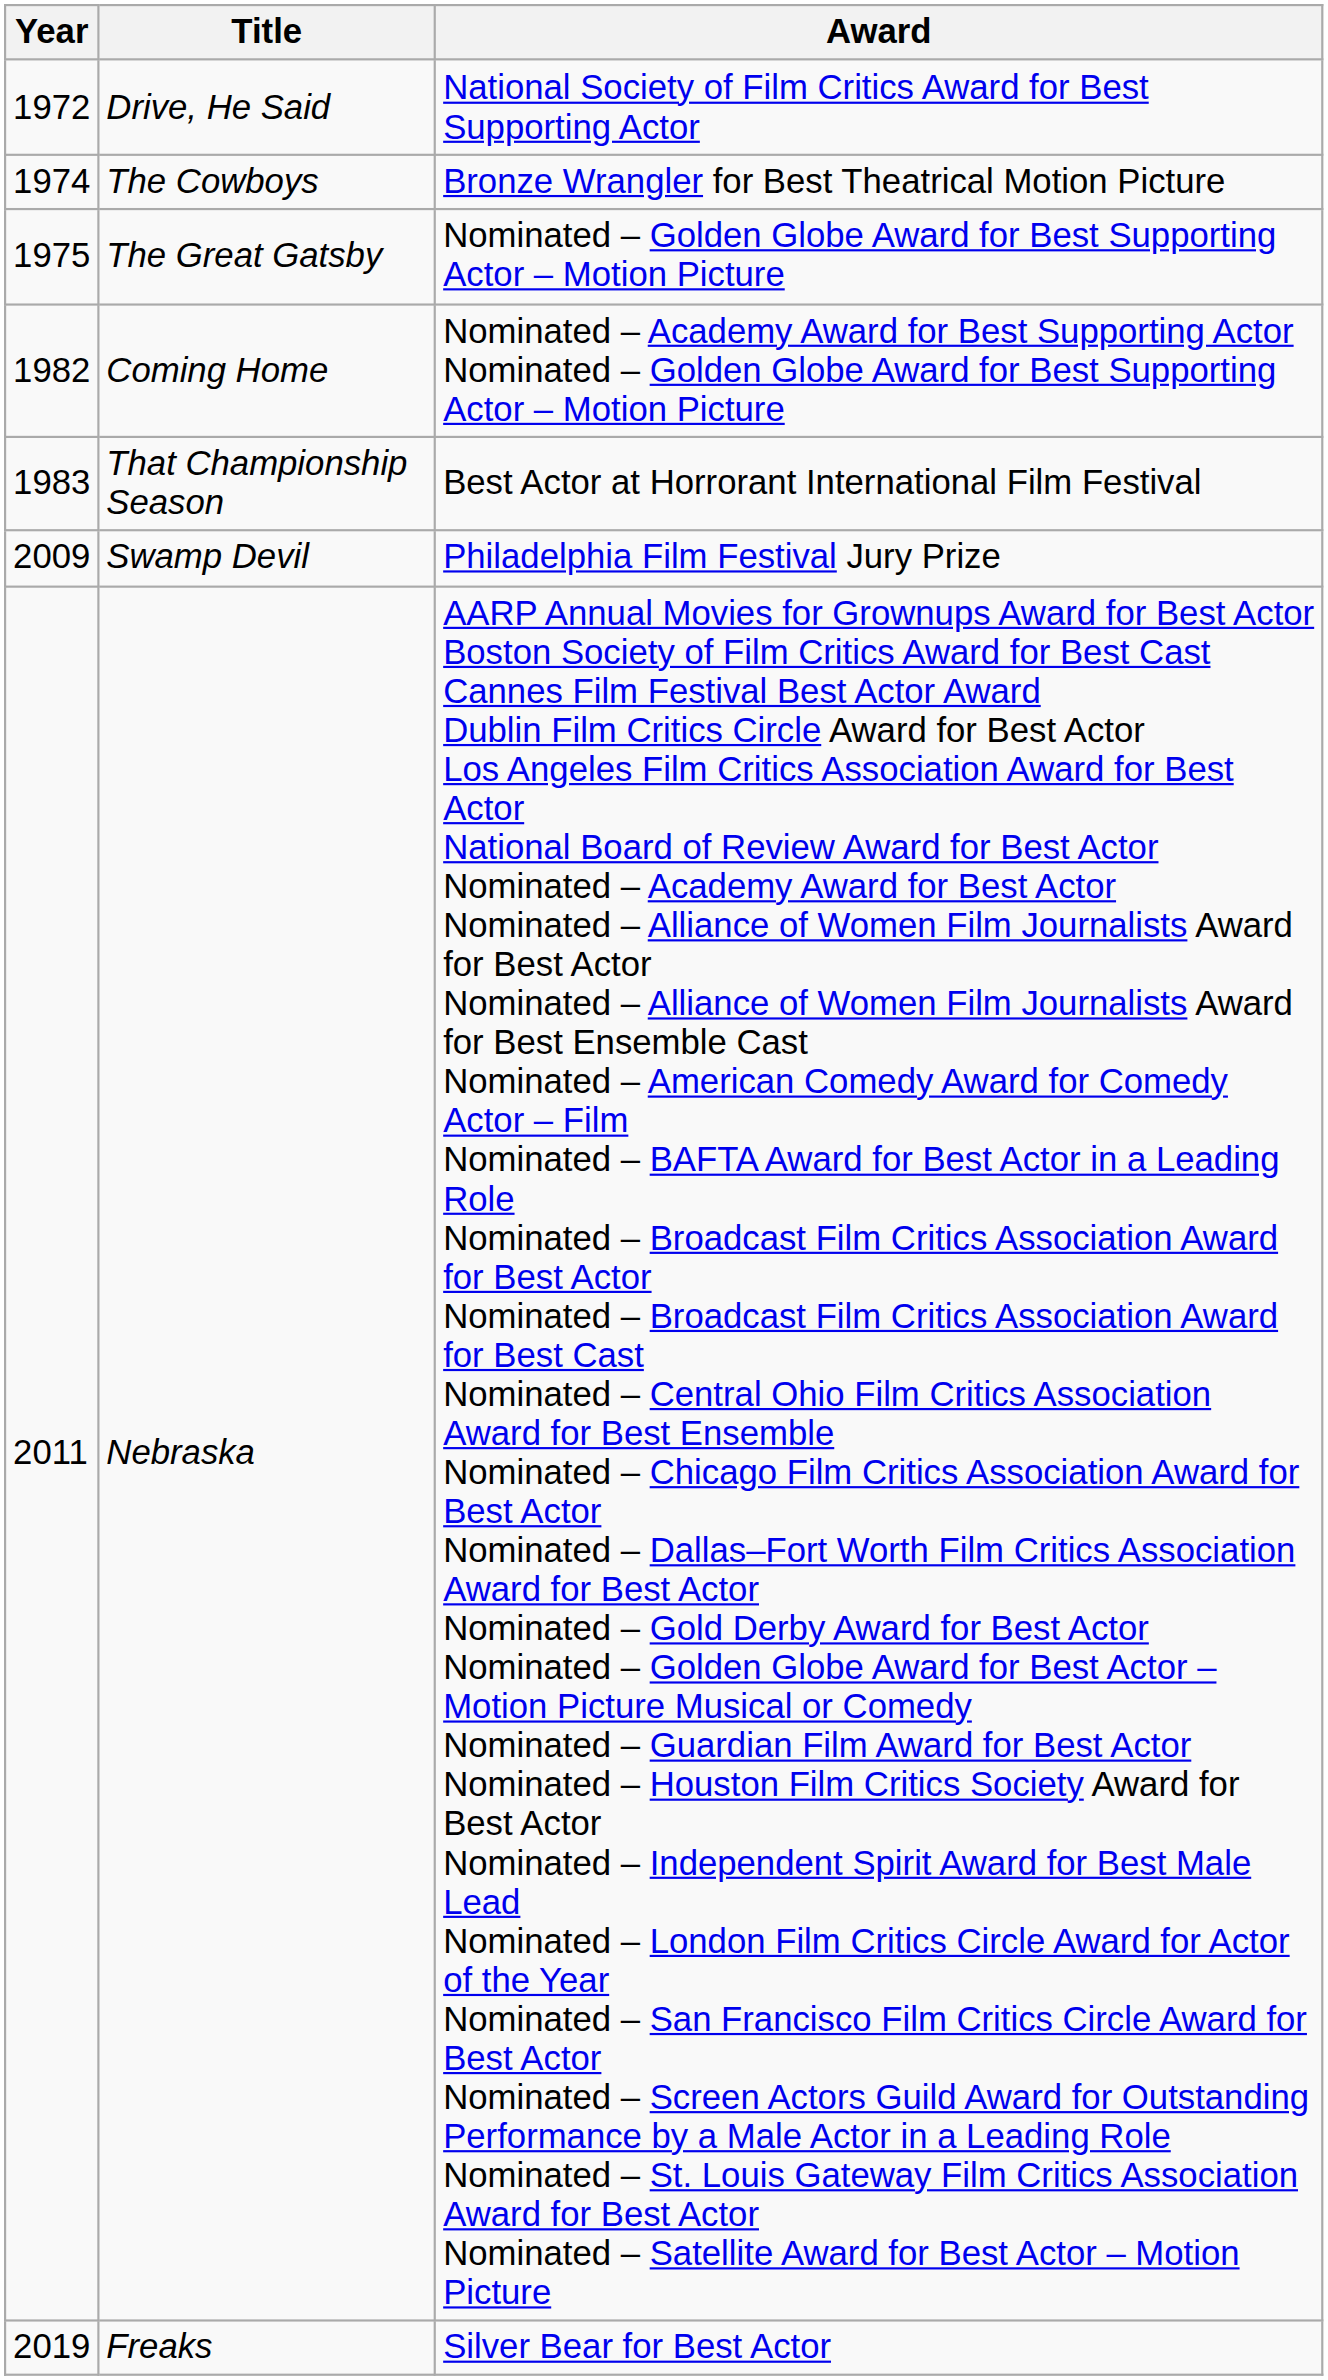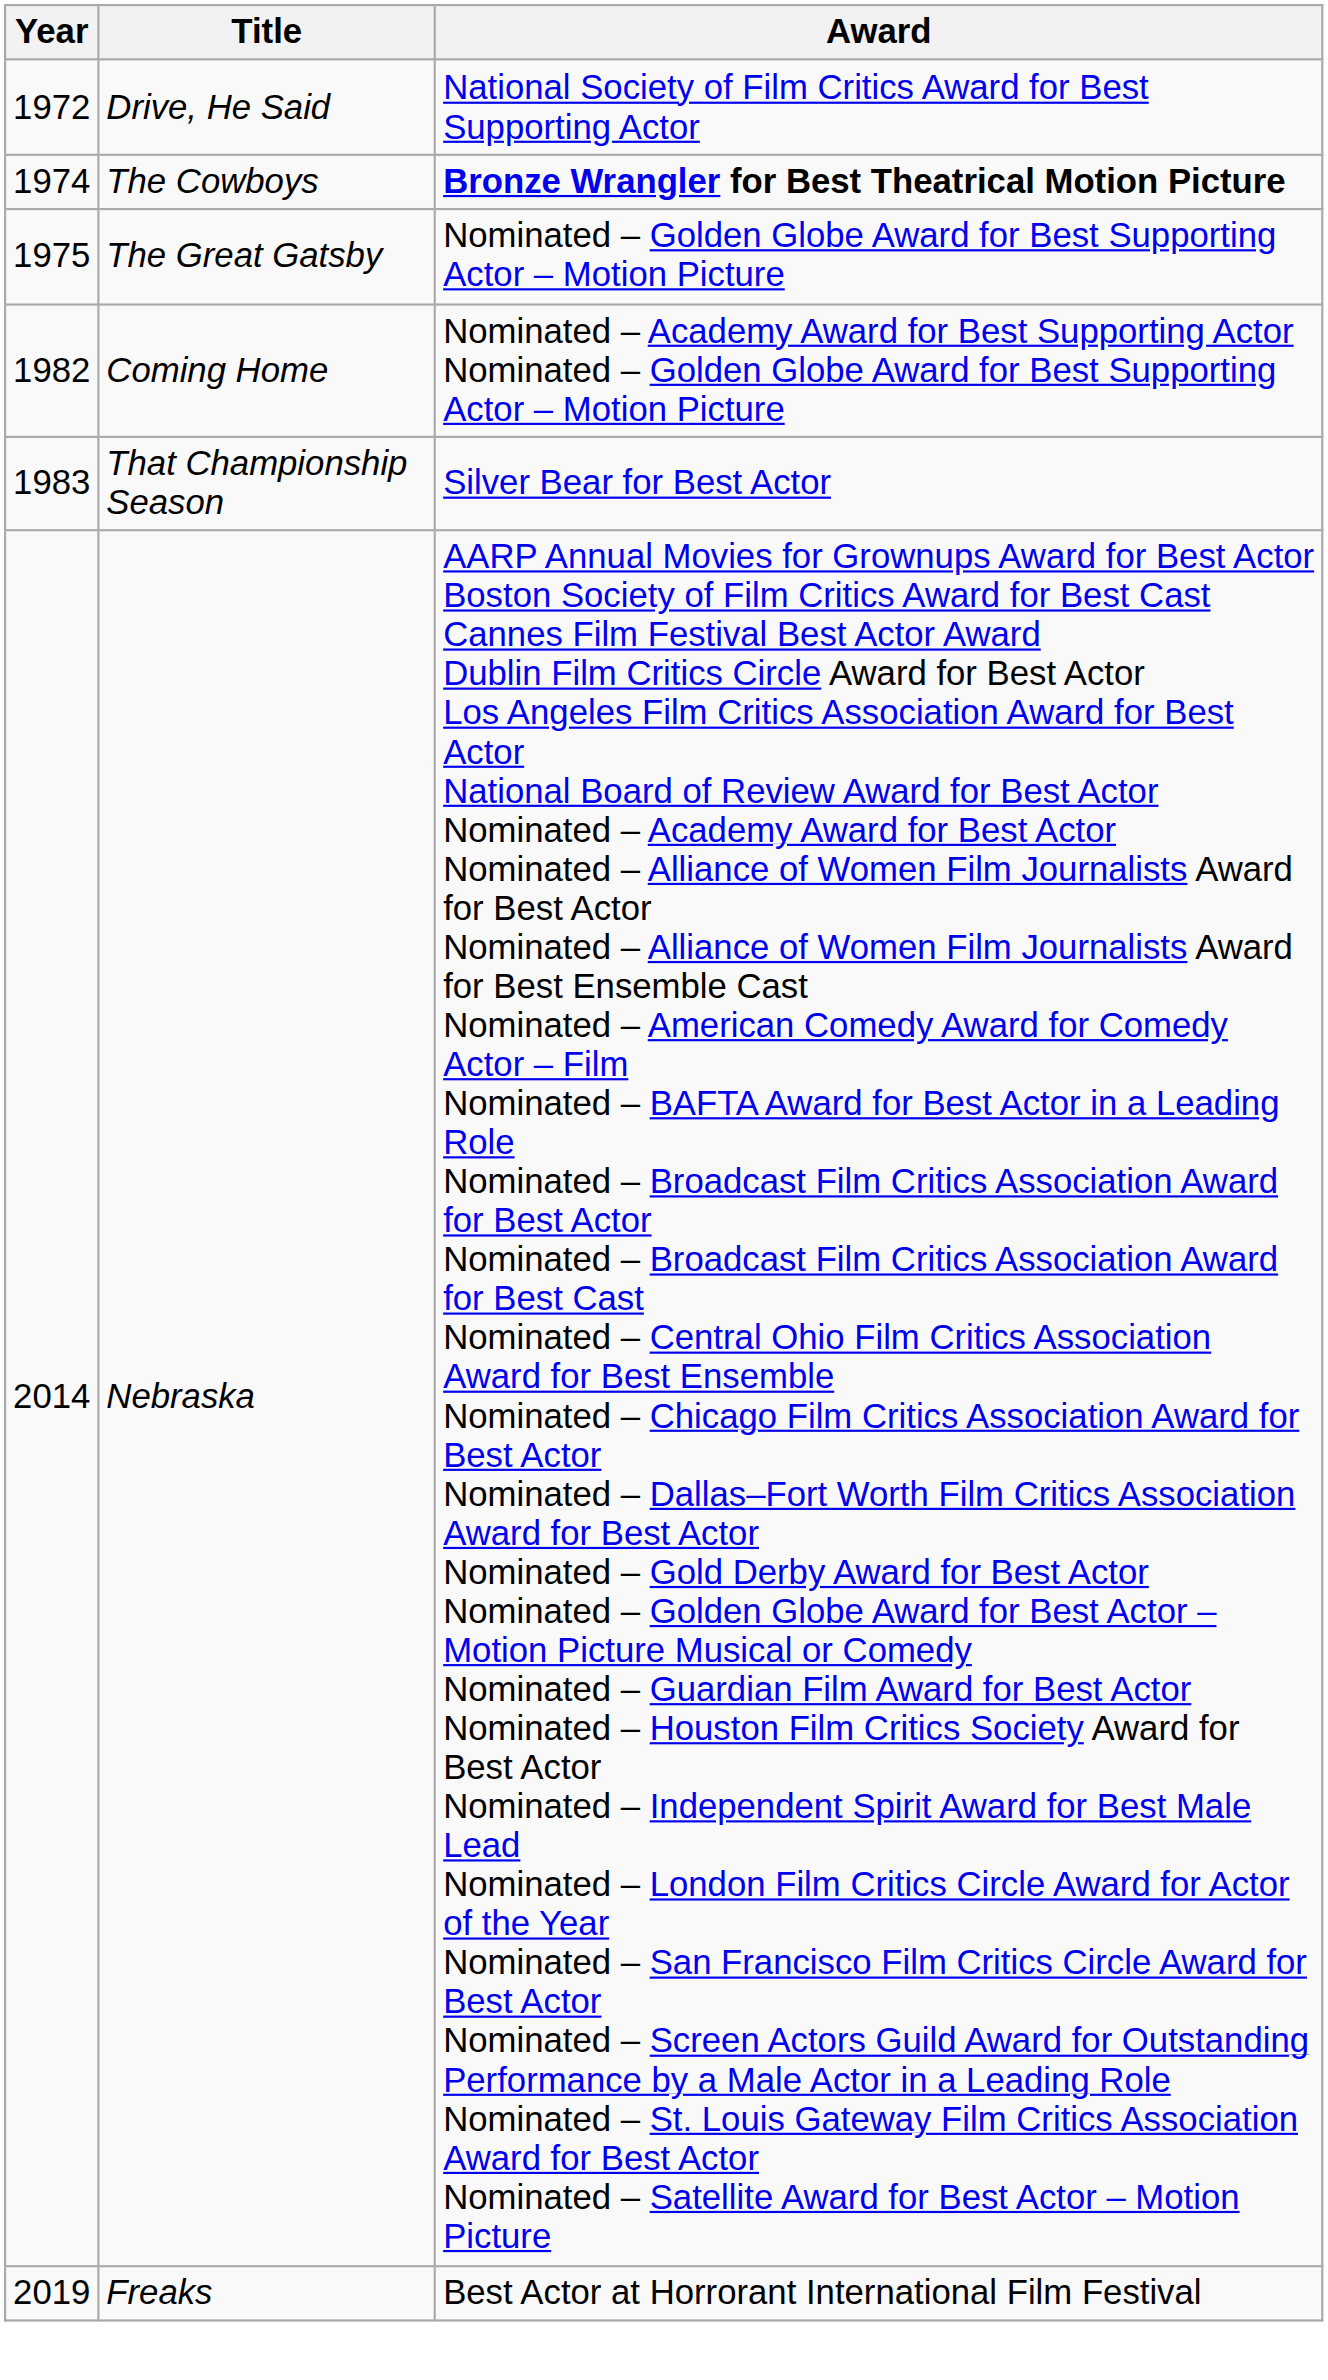(834, 181) normal -> (864, 181) bold
(822, 483) Best Actor at Horrorant International Film Festival -> (637, 483) Silver Bear for Best Actor
- row: (208, 557)
(50, 1452) 2011 -> (52, 1397) 2014
(637, 2347) Silver Bear for Best Actor -> (822, 2292) Best Actor at Horrorant International Film Festival
